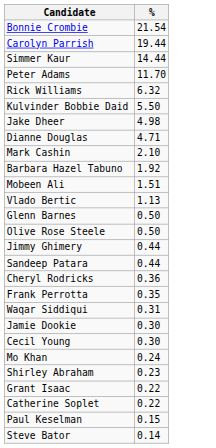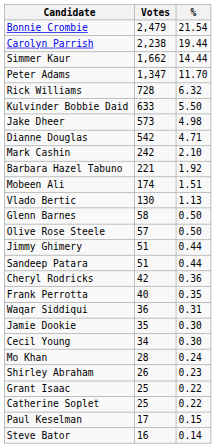+ column: (156, 12)
